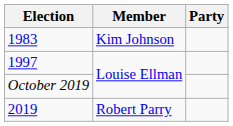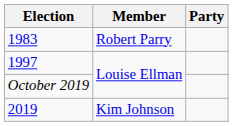(135, 39) Kim Johnson -> (134, 39) Robert Parry
(134, 109) Robert Parry -> (135, 109) Kim Johnson
